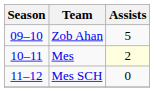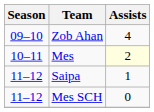(128, 35) 5 -> (128, 35) 4
+ row: (66, 76)
